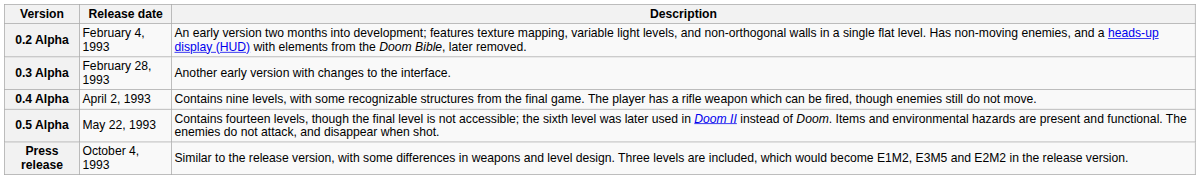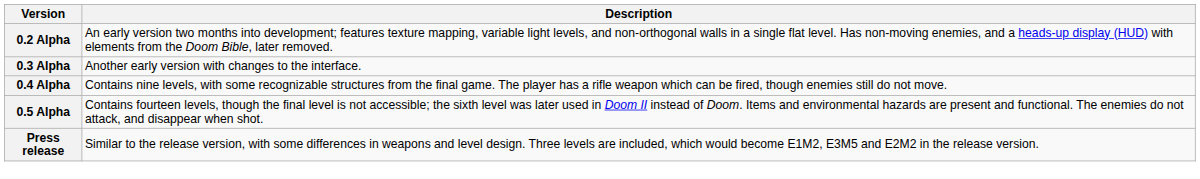- column: (126, 14)
